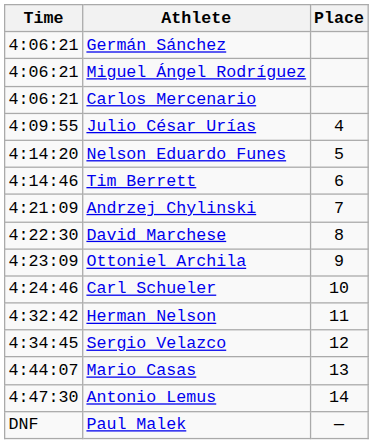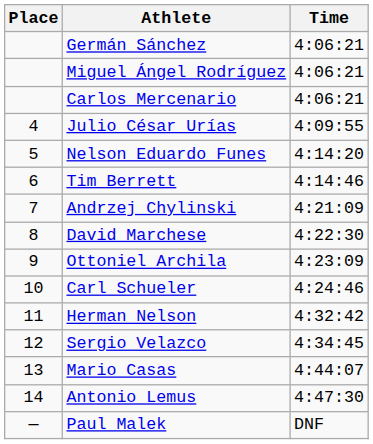columns swapped: (339, 18) <-> (44, 18)
